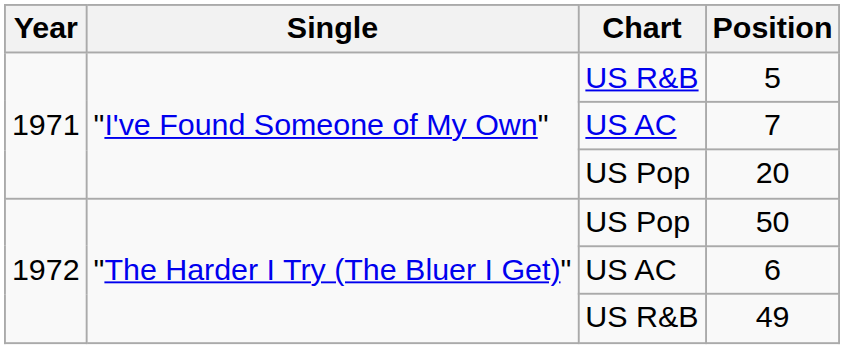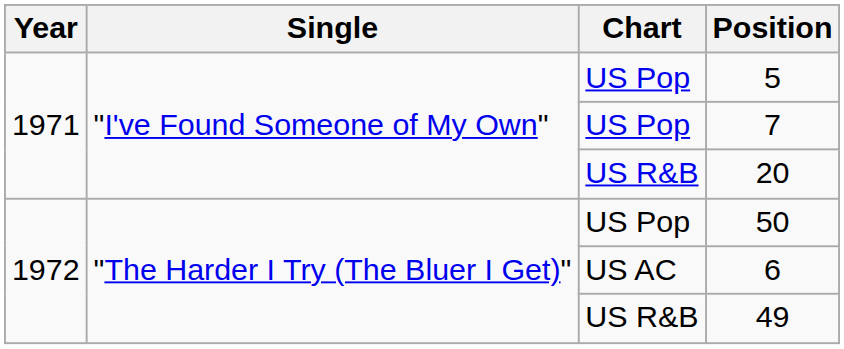(642, 76) US R&B -> (638, 76) US Pop
(631, 125) US AC -> (638, 125) US Pop
(638, 173) US Pop -> (642, 173) US R&B
